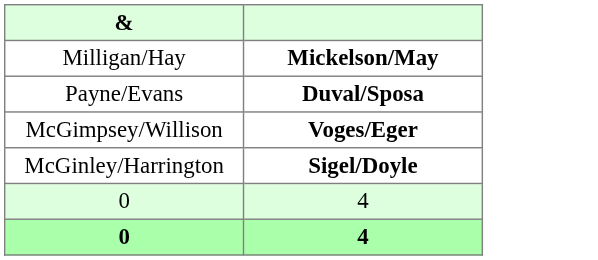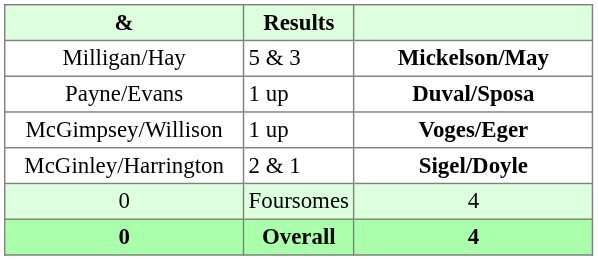+ column: (299, 22)
